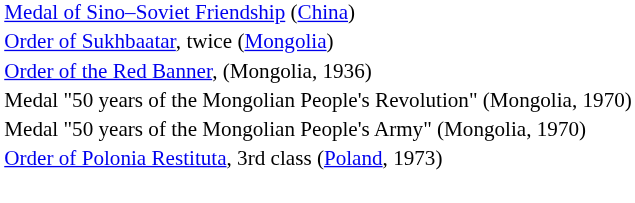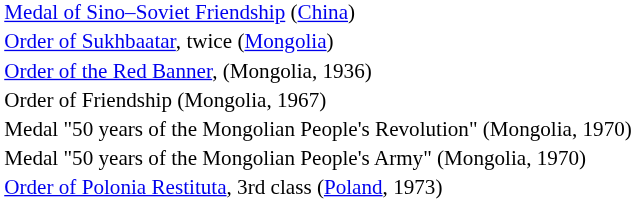+ row: (165, 99)
